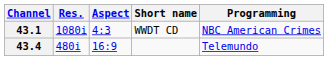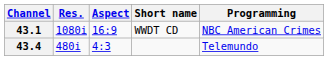(101, 30) 4:3 -> (104, 30) 16:9
(104, 47) 16:9 -> (101, 47) 4:3
